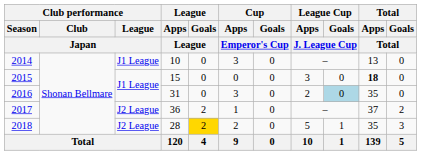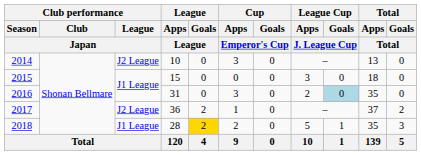(138, 61) J1 League -> (138, 61) J2 League
(373, 77) bold -> (373, 77) normal
(138, 126) J2 League -> (138, 126) J1 League
